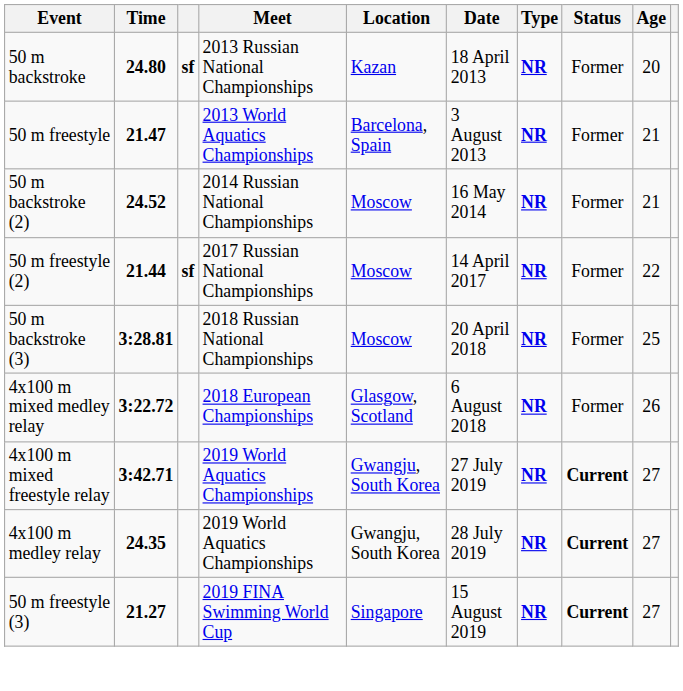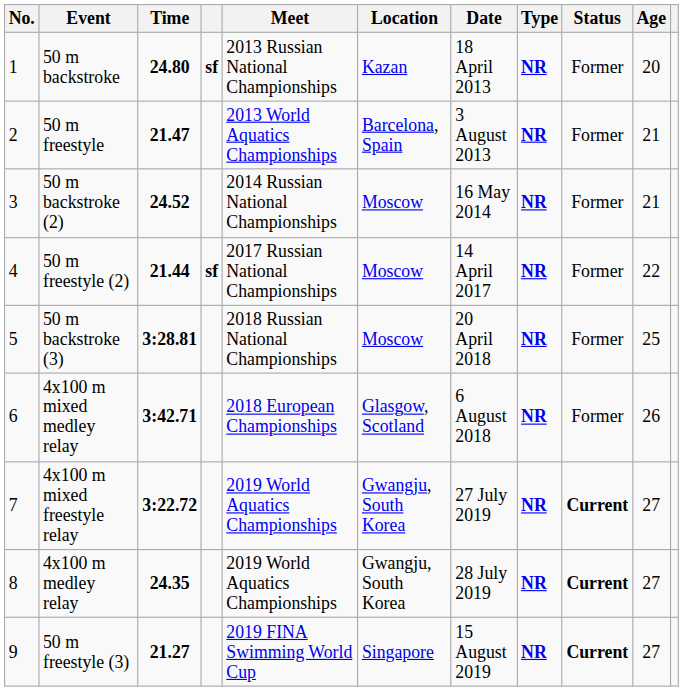+ column: (22, 18)
(146, 407) 3:22.72 -> (170, 417) 3:42.71
(146, 475) 3:42.71 -> (170, 505) 3:22.72
